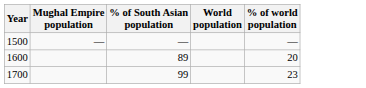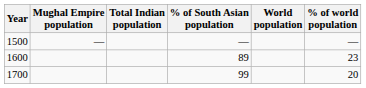+ column: (137, 18)
(292, 58) 20 -> (353, 58) 23
(292, 74) 23 -> (353, 74) 20
